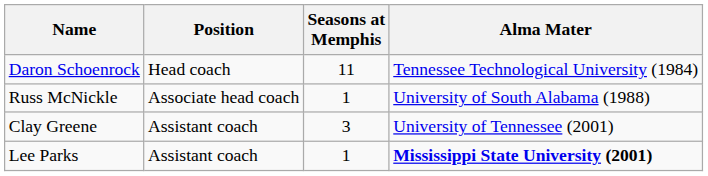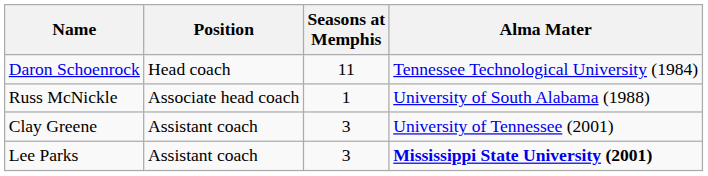(346, 156) 1 -> (346, 156) 3
